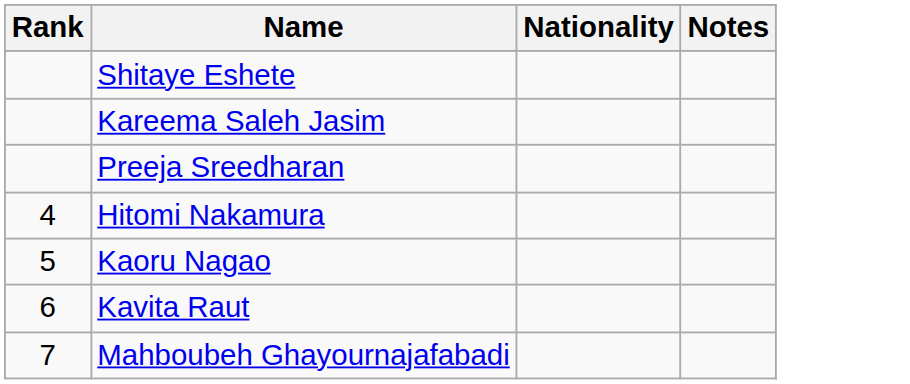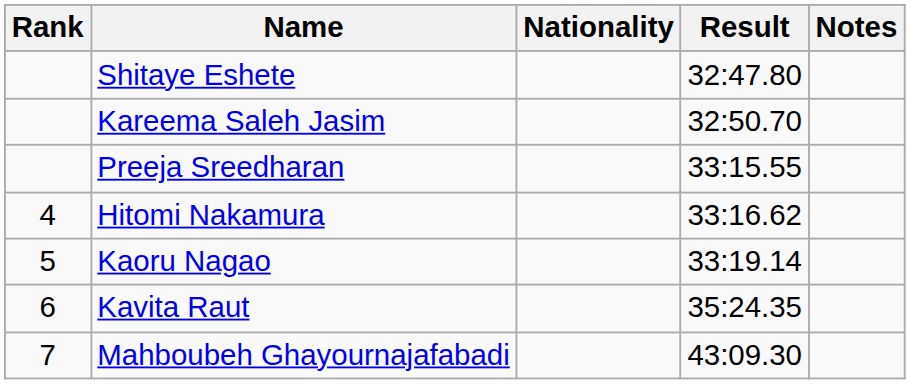+ column: (745, 27)
